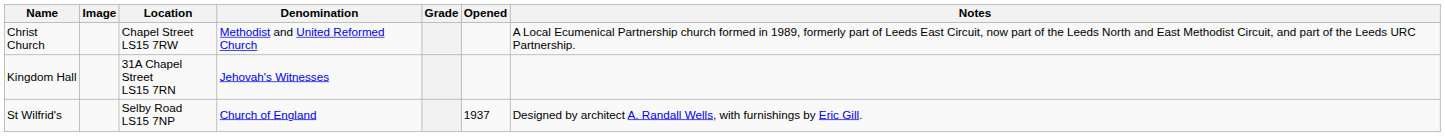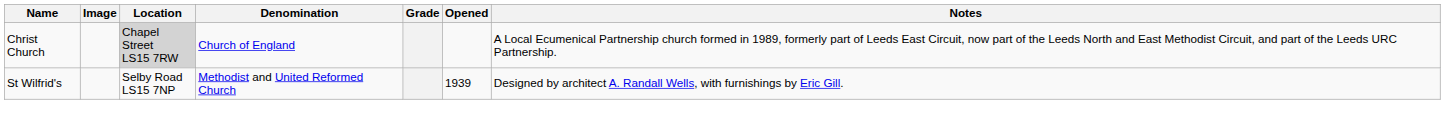(157, 38) no background -> (150, 45) lightgrey background
(302, 38) Methodist and United Reformed Church -> (247, 45) Church of England
- row: (42, 77)
(268, 115) Church of England -> (281, 83) Methodist and United Reformed Church
(477, 115) 1937 -> (458, 83) 1939
